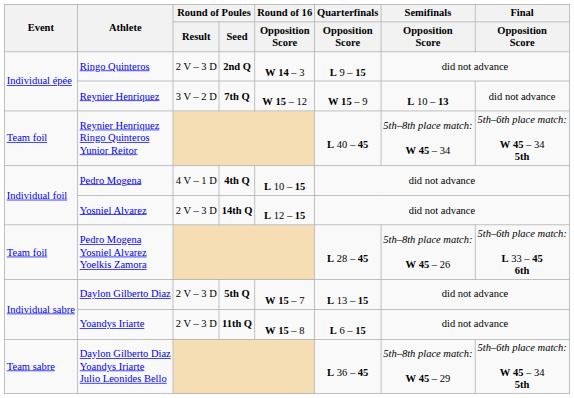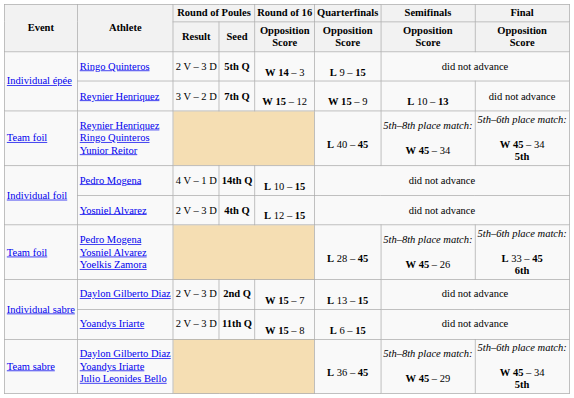(237, 66) 2nd Q -> (237, 66) 5th Q
(237, 180) 4th Q -> (237, 180) 14th Q
(237, 210) 14th Q -> (237, 210) 4th Q
(237, 294) 5th Q -> (237, 294) 2nd Q
